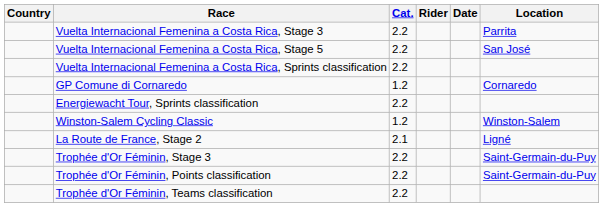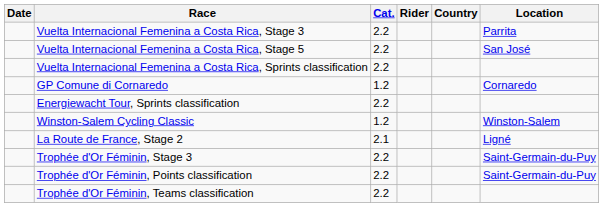columns swapped: (465, 13) <-> (29, 13)
